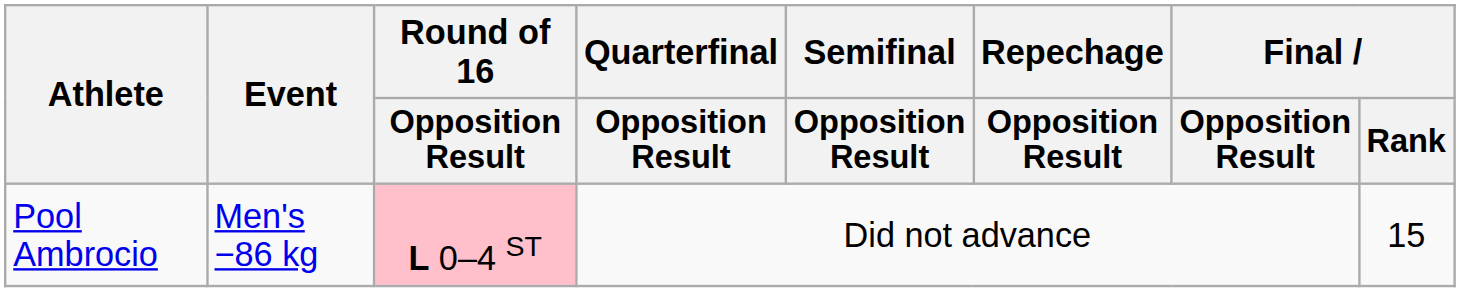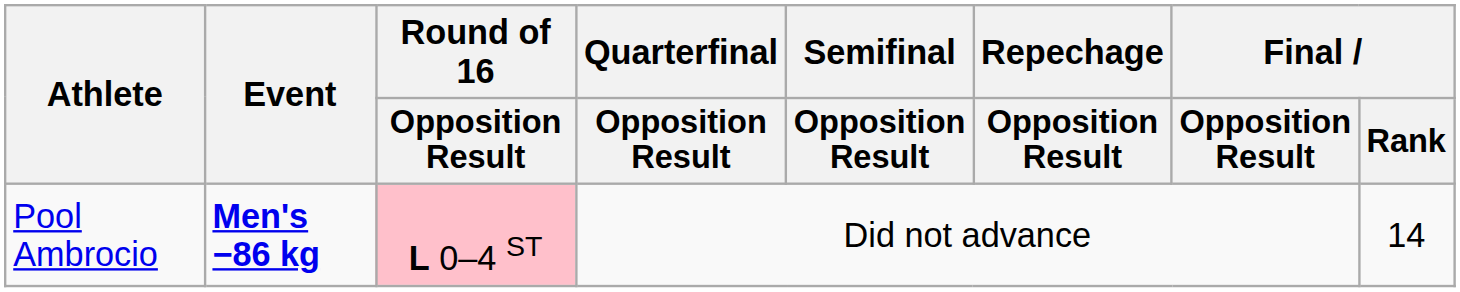(266, 235) normal -> (266, 235) bold
(1406, 235) 15 -> (1406, 235) 14
